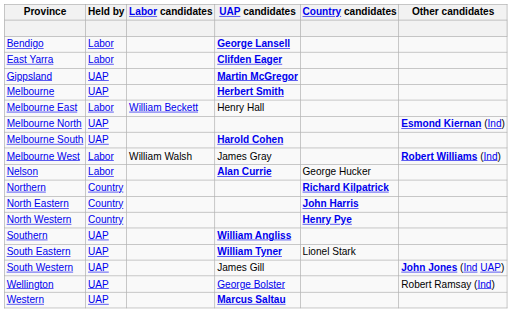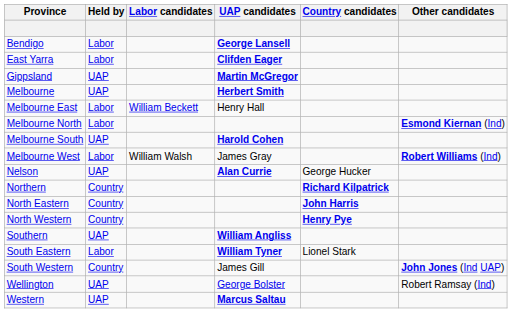(98, 124) UAP -> (101, 124) Labor
(101, 172) Labor -> (98, 172) UAP
(98, 252) UAP -> (101, 252) Labor
(98, 268) UAP -> (106, 268) Country
